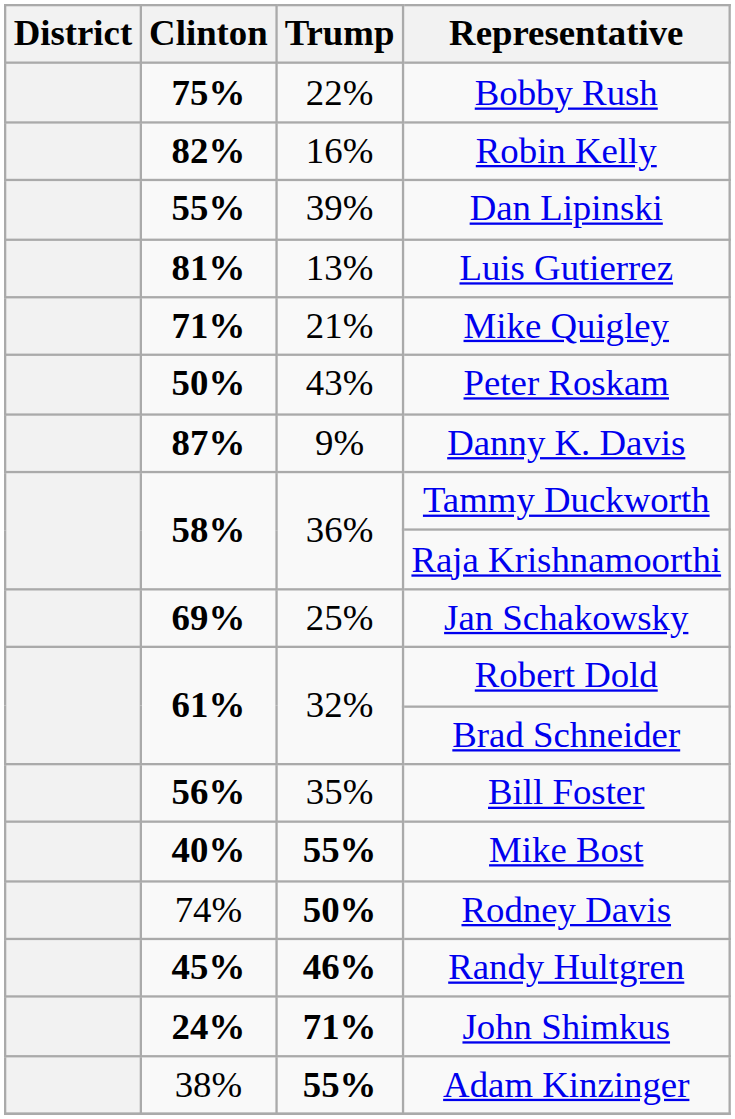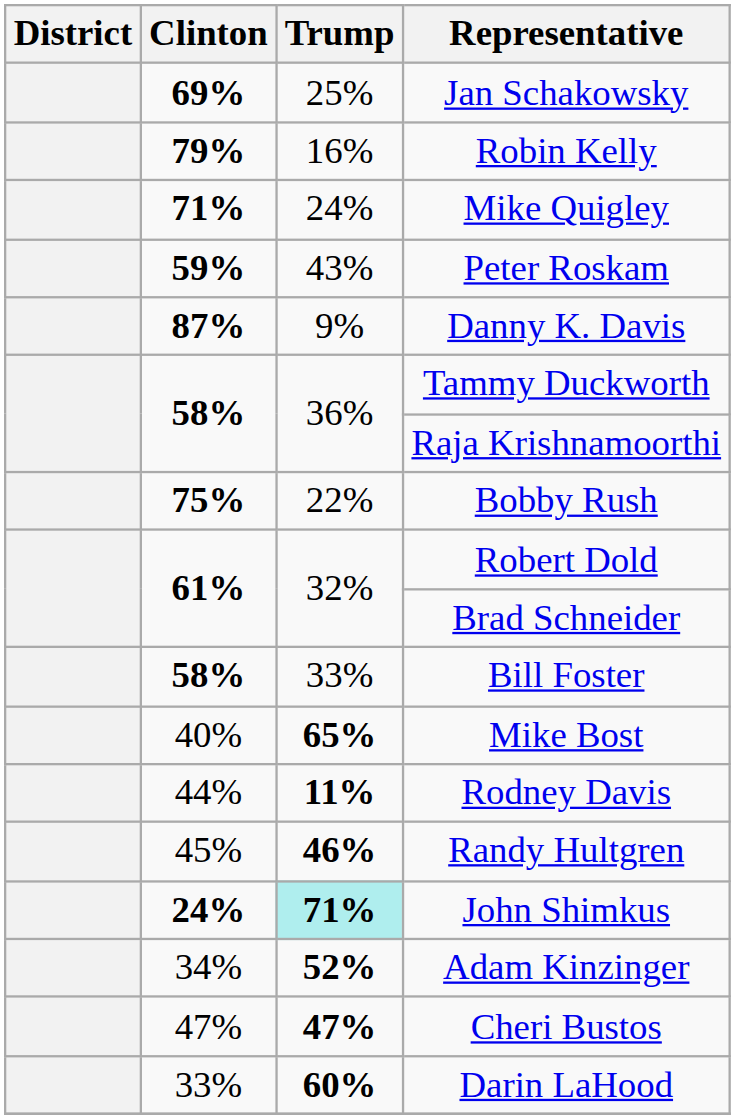rows swapped: (566, 92) <-> (566, 617)
(208, 150) 82% -> (208, 150) 79%
- row: (566, 208)
- row: (566, 267)
(340, 325) 21% -> (340, 208) 24%
(208, 383) 50% -> (208, 267) 59%
(208, 792) 56% -> (208, 675) 58%
(340, 792) 35% -> (340, 675) 33%
(208, 850) bold -> (208, 734) normal
(340, 850) 55% -> (340, 734) 65%
(208, 909) 74% -> (208, 792) 44%
(340, 909) 50% -> (340, 792) 11%
(208, 967) bold -> (208, 850) normal
(340, 1025) no background -> (340, 909) paleturquoise background
(208, 1084) 38% -> (208, 967) 34%
(340, 1084) 55% -> (340, 967) 52%
+ row: (566, 1025)
+ row: (566, 1084)
